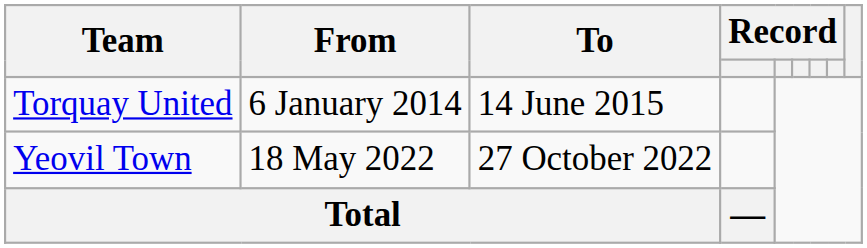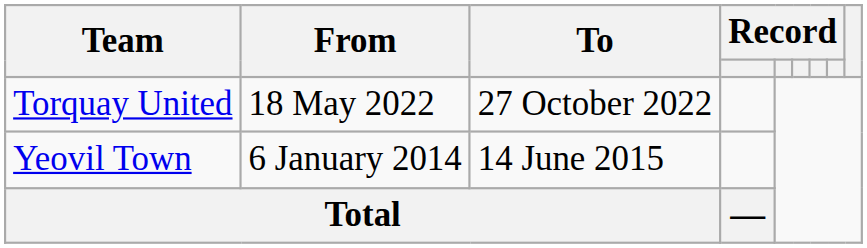(355, 103) 6 January 2014 -> (342, 103) 18 May 2022
(571, 103) 14 June 2015 -> (595, 103) 27 October 2022
(342, 158) 18 May 2022 -> (355, 158) 6 January 2014
(595, 158) 27 October 2022 -> (571, 158) 14 June 2015
